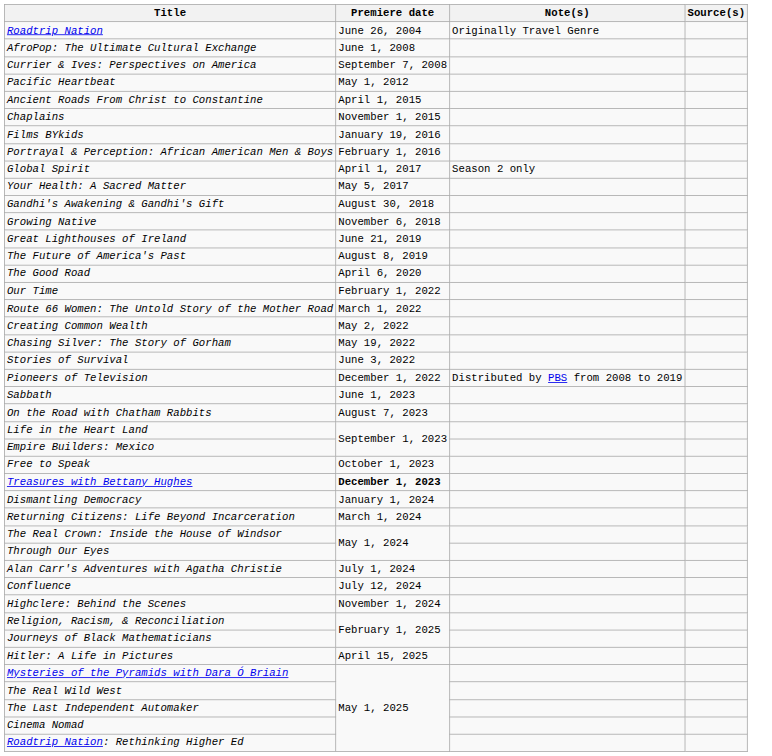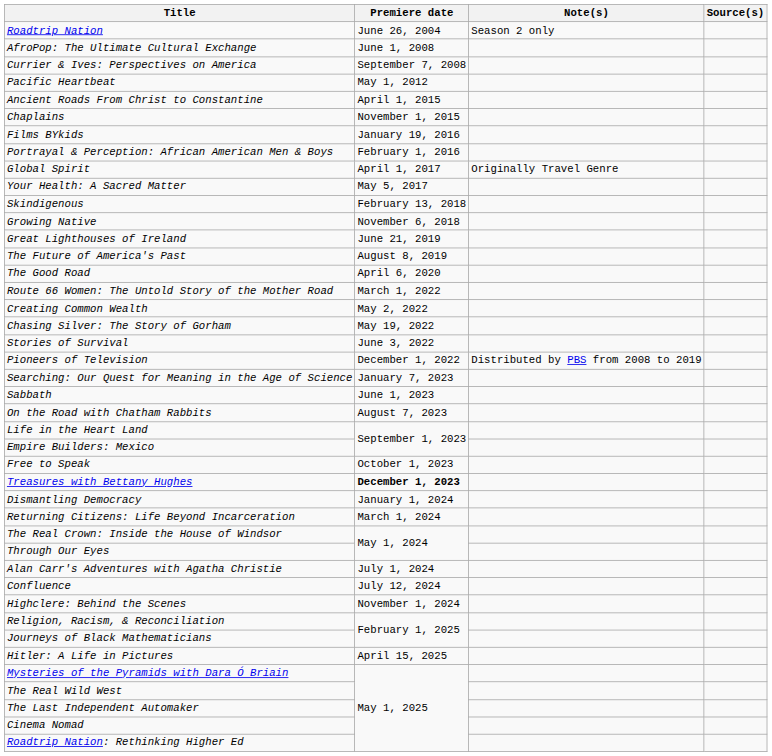(526, 30) Originally Travel Genre -> (513, 30) Season 2 only
(494, 169) Season 2 only -> (545, 169) Originally Travel Genre
+ row: (45, 204)
- row: (116, 204)
- row: (33, 291)
+ row: (180, 378)
